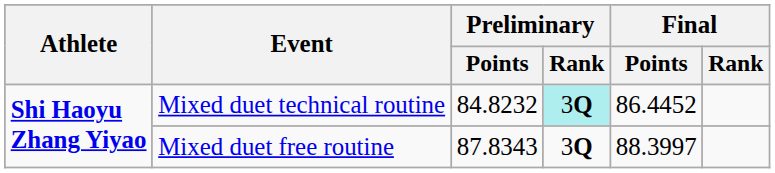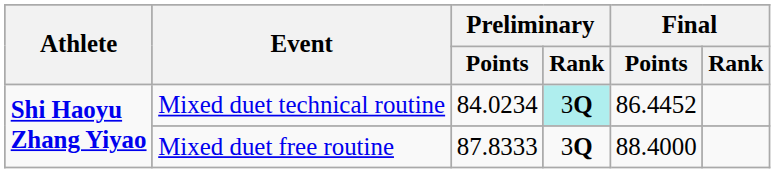(497, 105) 84.8232 -> (497, 105) 84.0234
(497, 146) 87.8343 -> (497, 146) 87.8333
(656, 146) 88.3997 -> (656, 146) 88.4000
